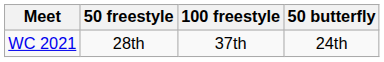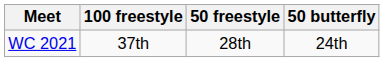columns swapped: (129, 17) <-> (231, 17)
